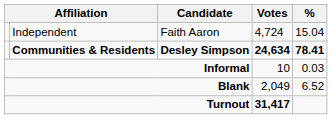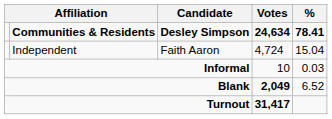rows swapped: (84, 50) <-> (44, 31)
(276, 86) normal -> (276, 86) bold
